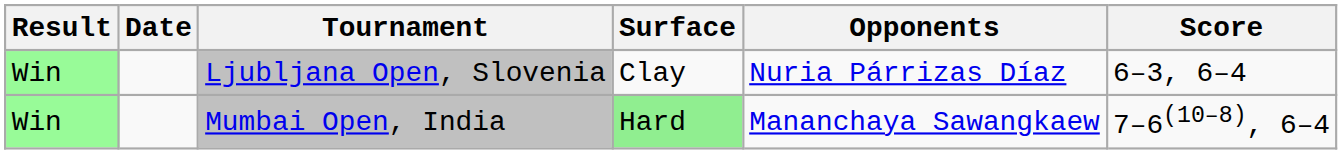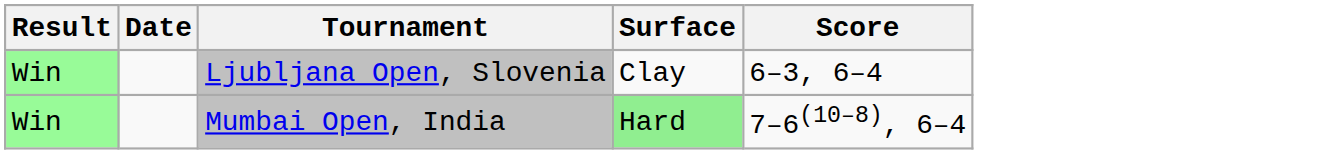- column: (924, 28)
